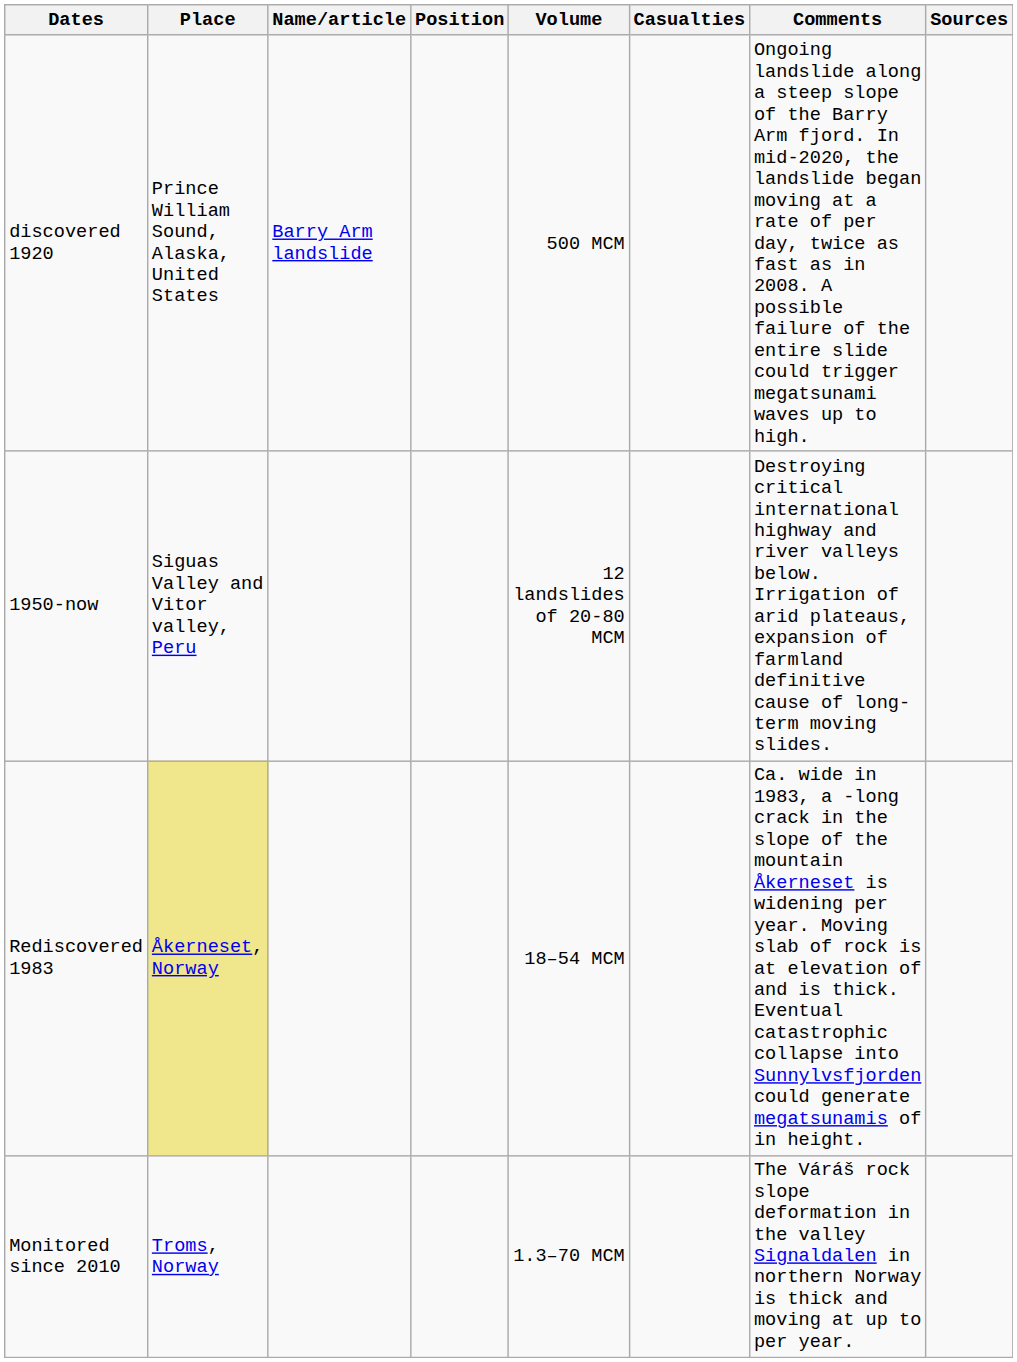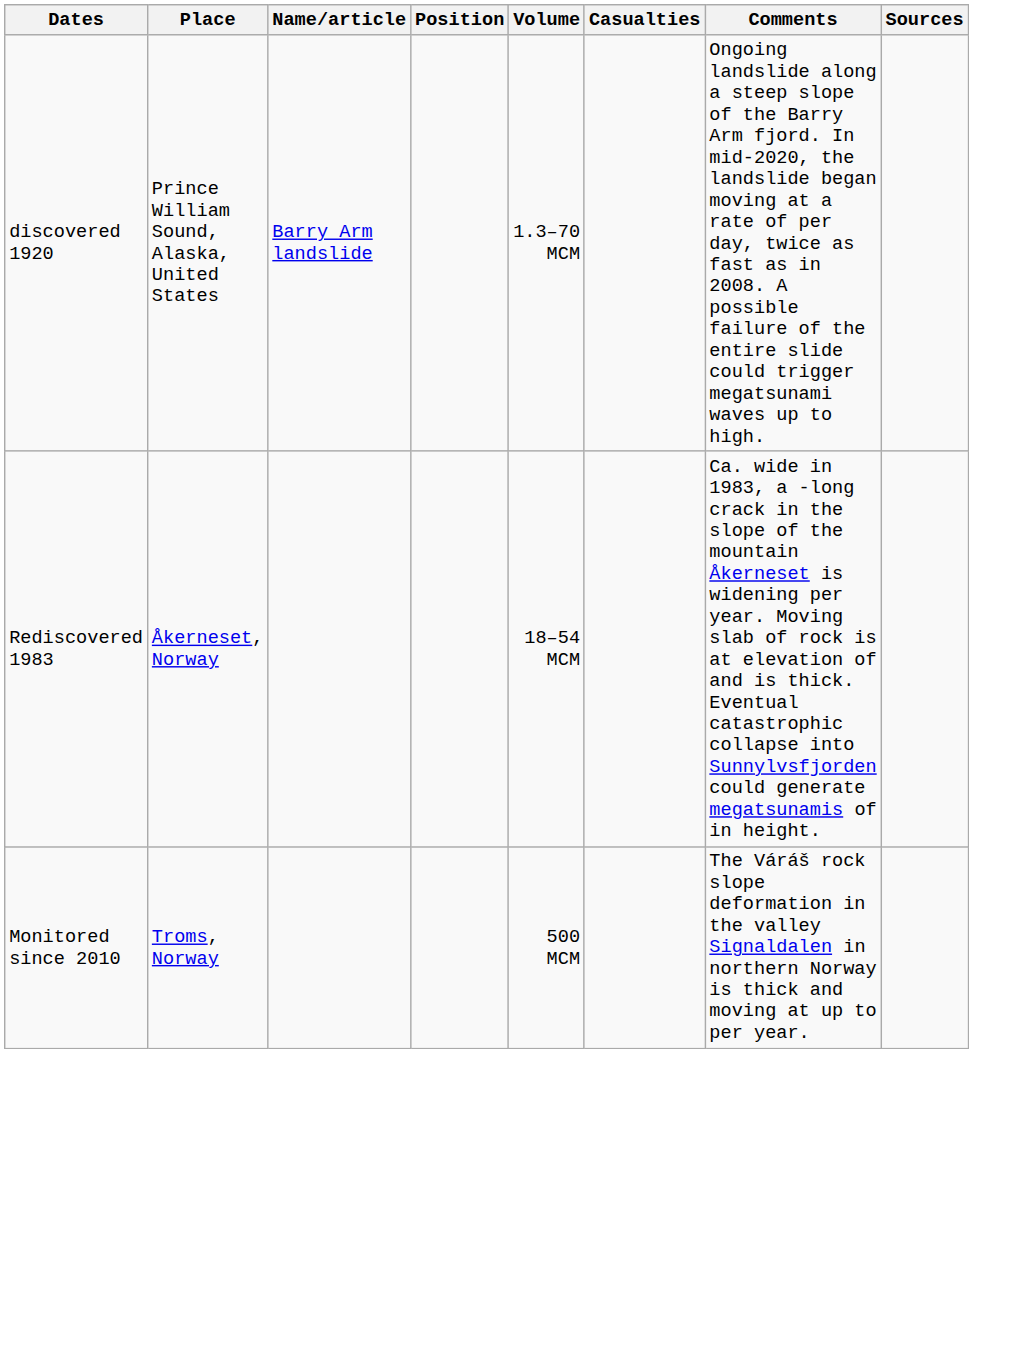(586, 243) 500 MCM -> (547, 243) 1.3–70 MCM
- row: (54, 606)
(208, 958) khaki background -> (208, 649) no background
(569, 1256) 1.3–70 MCM -> (563, 947) 500 MCM
